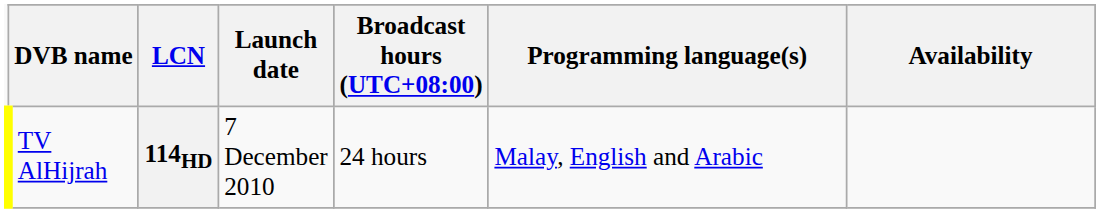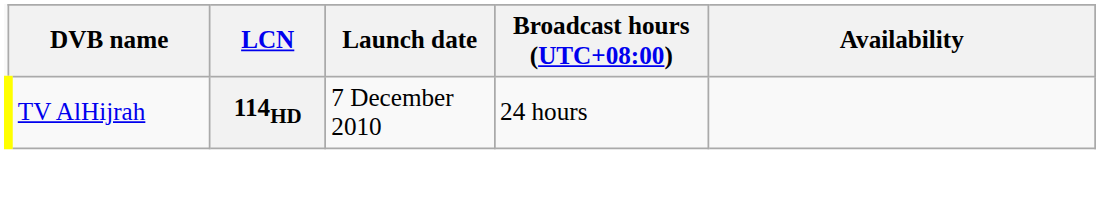- column: (667, 55)
